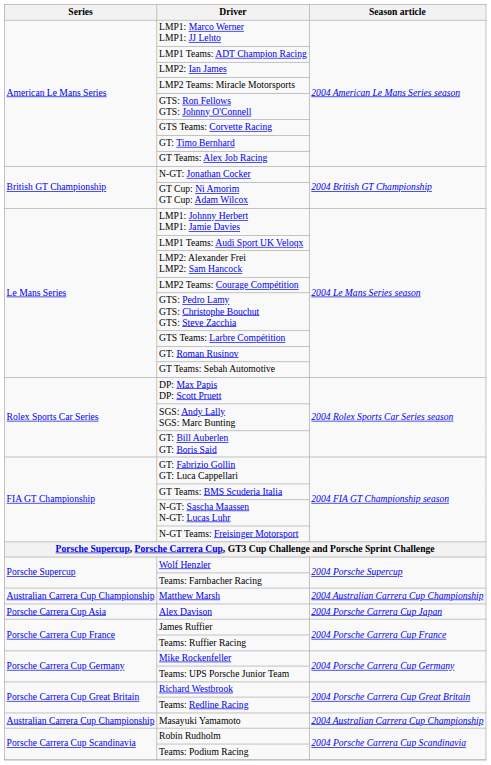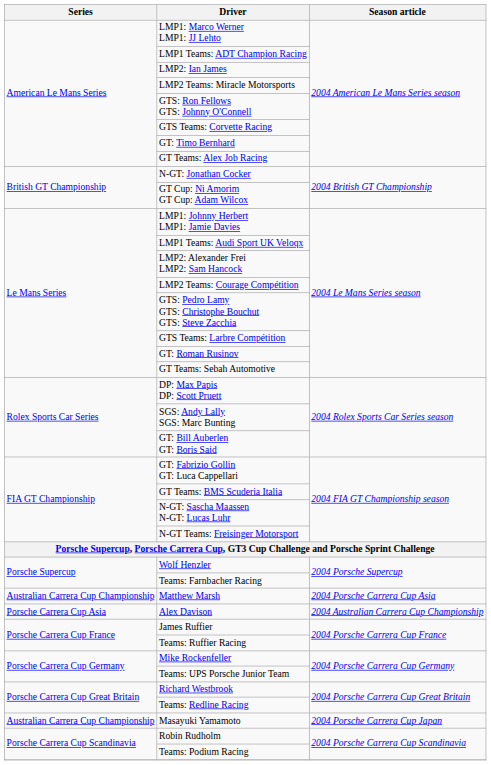(397, 596) 2004 Australian Carrera Cup Championship -> (373, 596) 2004 Porsche Carrera Cup Asia
(377, 611) 2004 Porsche Carrera Cup Japan -> (397, 611) 2004 Australian Carrera Cup Championship
(397, 720) 2004 Australian Carrera Cup Championship -> (377, 720) 2004 Porsche Carrera Cup Japan
